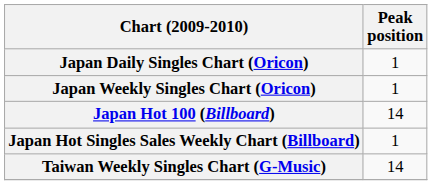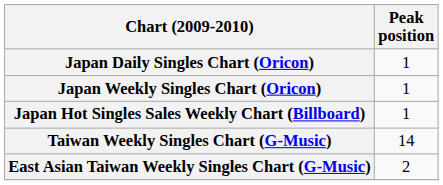- row: (184, 114)
+ row: (189, 166)
